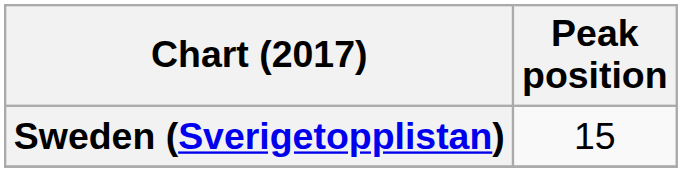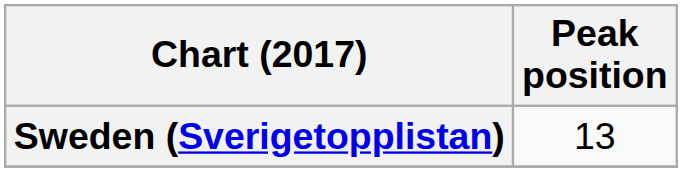(595, 135) 15 -> (595, 135) 13
